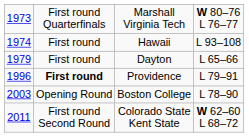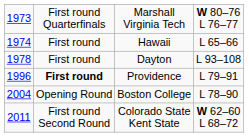(219, 42) L 93–108 -> (219, 42) L 65–66
(19, 59) 1979 -> (19, 59) 1978
(219, 59) L 65–66 -> (219, 59) L 93–108
(19, 94) 2003 -> (19, 94) 2004
